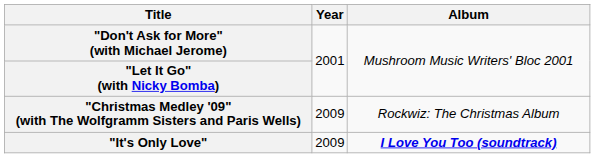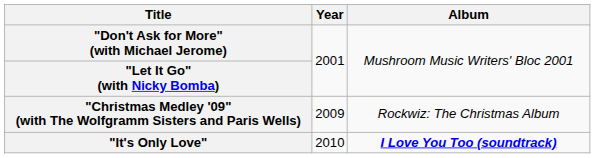(330, 142) 2009 -> (330, 142) 2010
